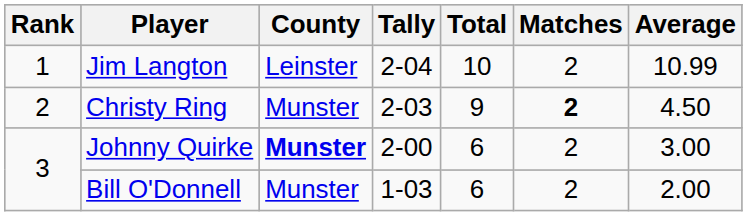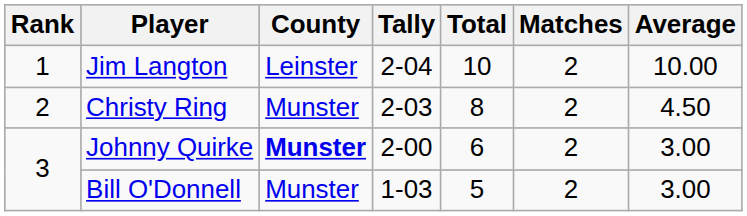(685, 66) 10.99 -> (685, 66) 10.00
(477, 107) 9 -> (477, 107) 8
(571, 107) bold -> (571, 107) normal
(477, 189) 6 -> (477, 189) 5
(685, 189) 2.00 -> (685, 189) 3.00
